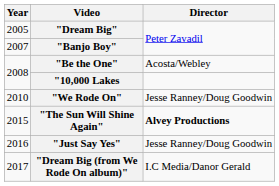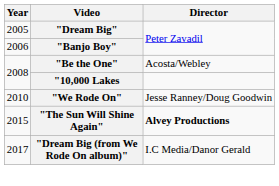(18, 47) 2007 -> (18, 47) 2006
- row: (87, 144)
